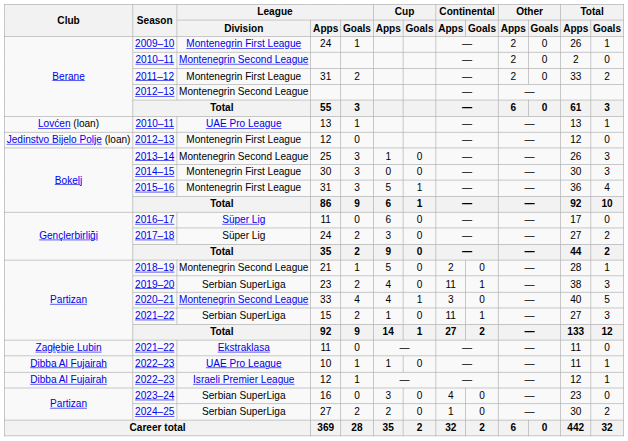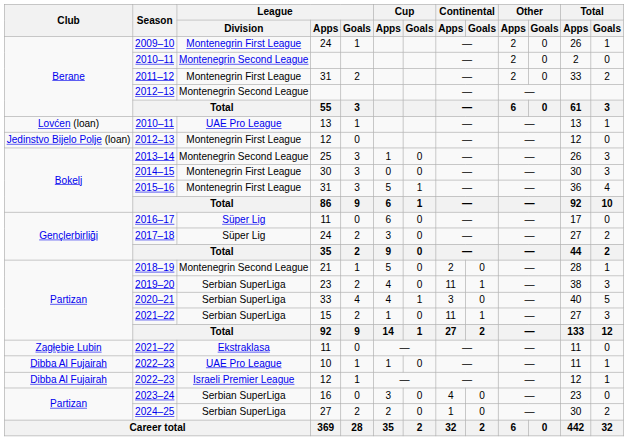(244, 300) Montenegrin Second League -> (244, 300) Serbian SuperLiga
